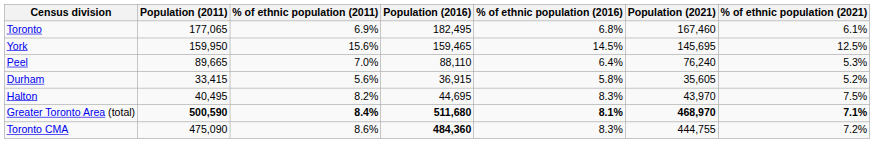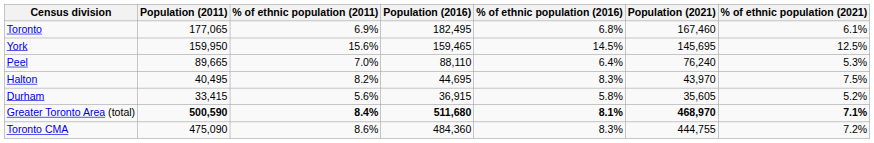rows swapped: (22, 96) <-> (26, 79)
(452, 130) bold -> (452, 130) normal
